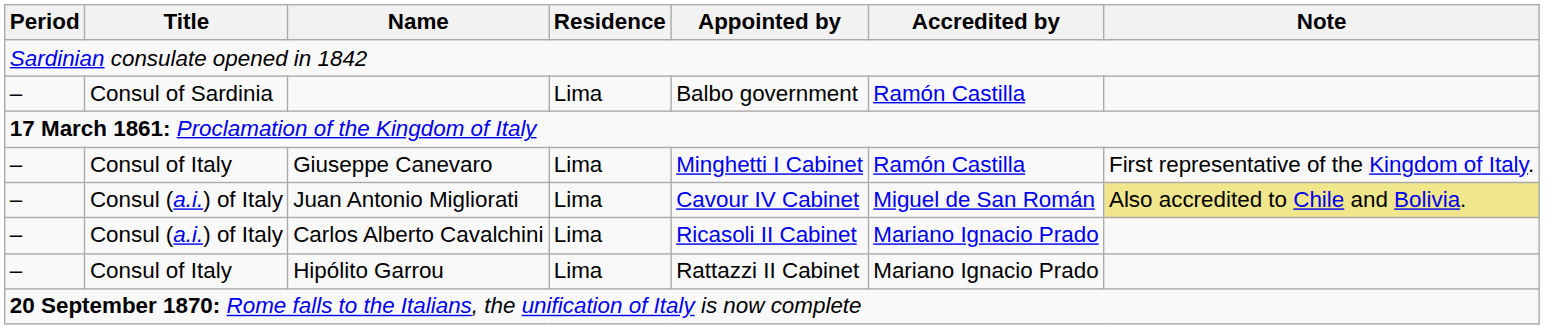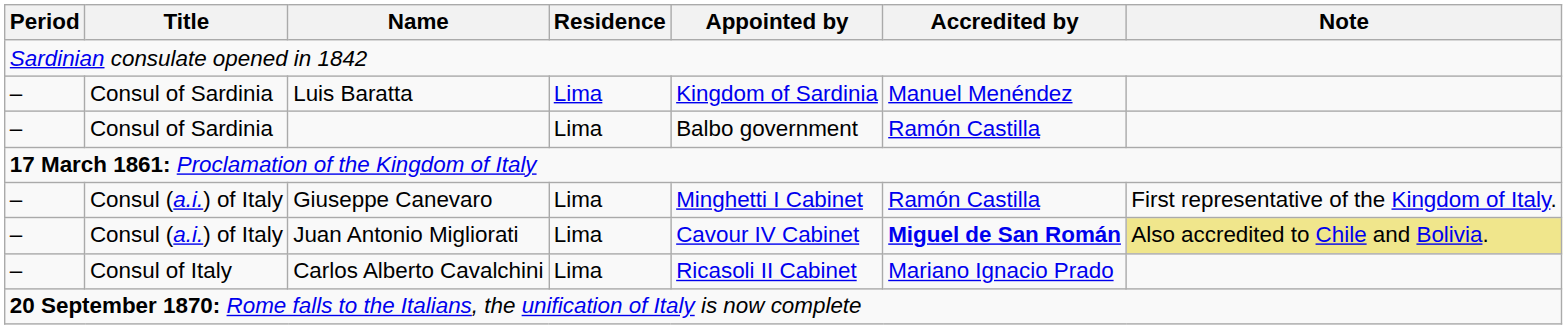+ row: (353, 93)
(161, 164) Consul of Italy -> (186, 199) Consul (a.i.) of Italy
(984, 199) normal -> (1005, 235) bold
(186, 235) Consul (a.i.) of Italy -> (161, 270) Consul of Italy
- row: (369, 270)
